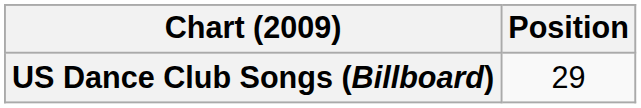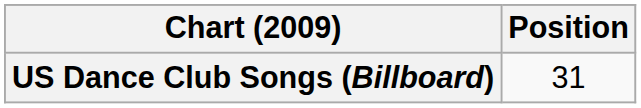(569, 77) 29 -> (569, 77) 31
